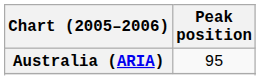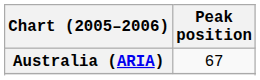(214, 61) 95 -> (214, 61) 67
